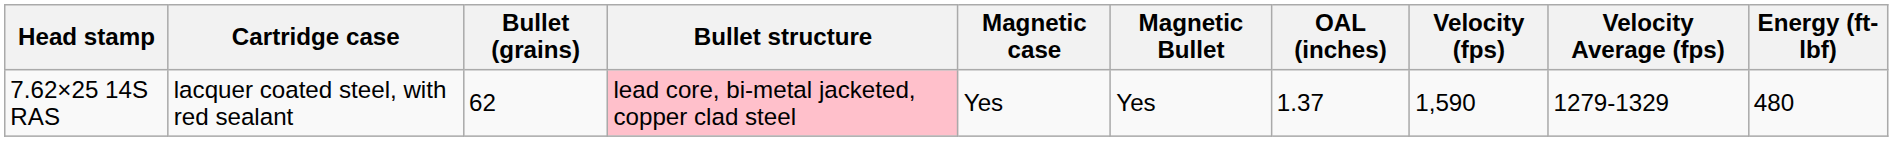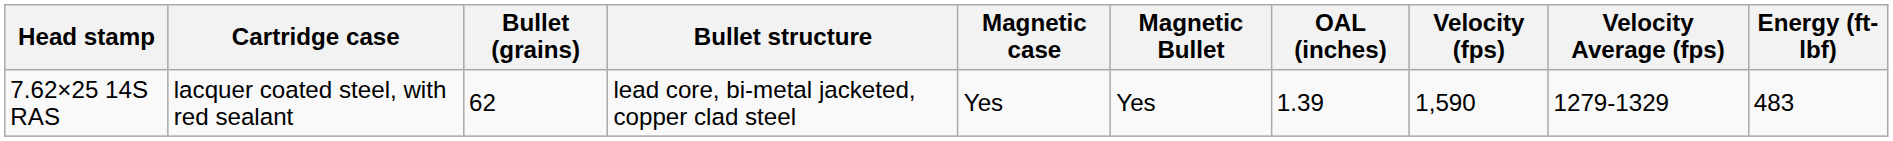(765, 102) pink background -> (765, 102) no background
(1300, 102) 1.37 -> (1300, 102) 1.39
(1774, 102) 480 -> (1774, 102) 483
